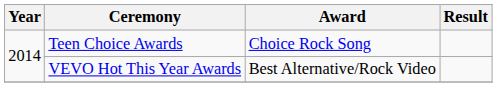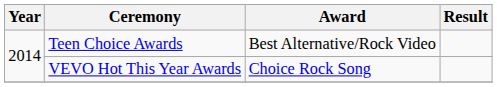(310, 43) Choice Rock Song -> (342, 43) Best Alternative/Rock Video
(342, 69) Best Alternative/Rock Video -> (310, 69) Choice Rock Song
